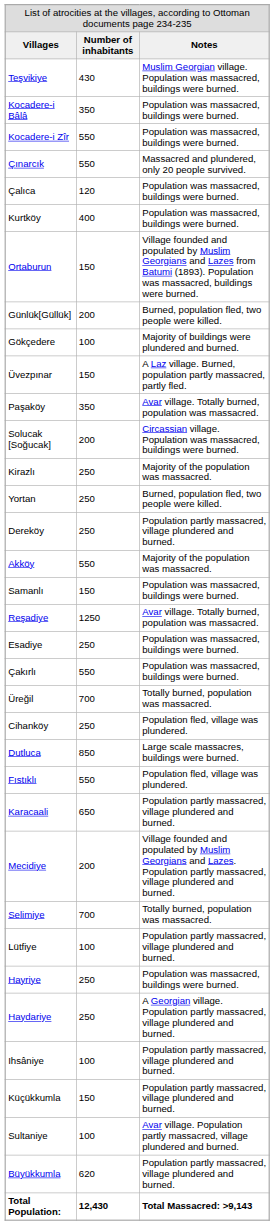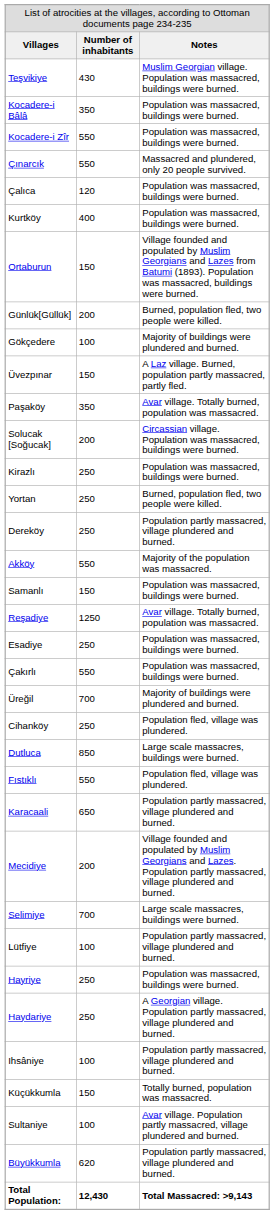(196, 472) Majority of the population was massacred. -> (201, 472) Population was massacred, buildings were burned.
(197, 698) Totally burned, population was massacred. -> (196, 698) Majority of buildings were plundered and burned.
(197, 915) Totally burned, population was massacred. -> (193, 915) Large scale massacres, buildings were burned.
(204, 1098) Population partly massacred, village plundered and burned. -> (197, 1093) Totally burned, population was massacred.
